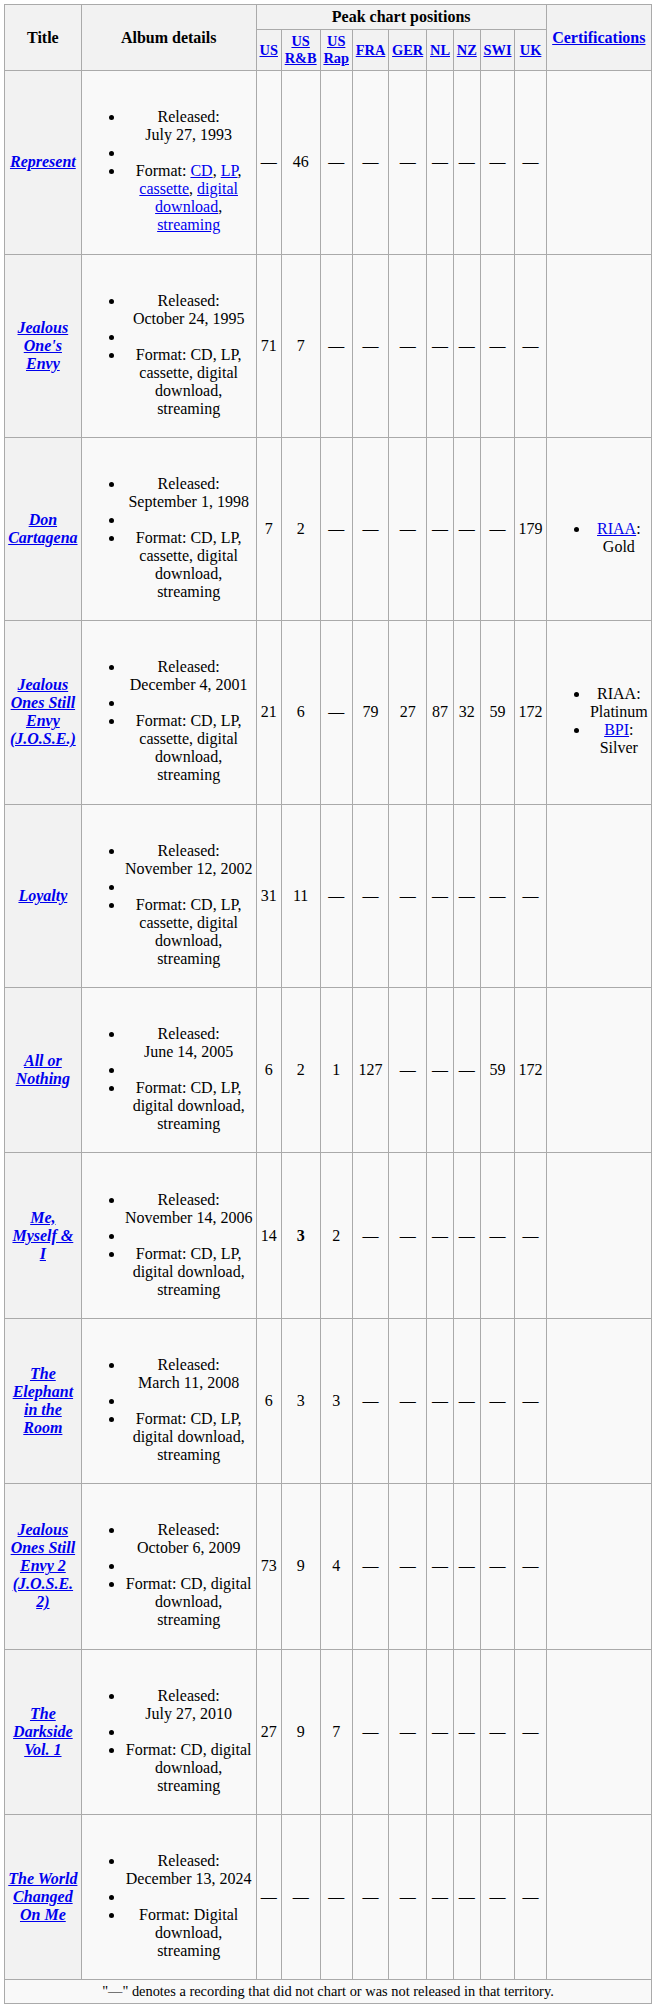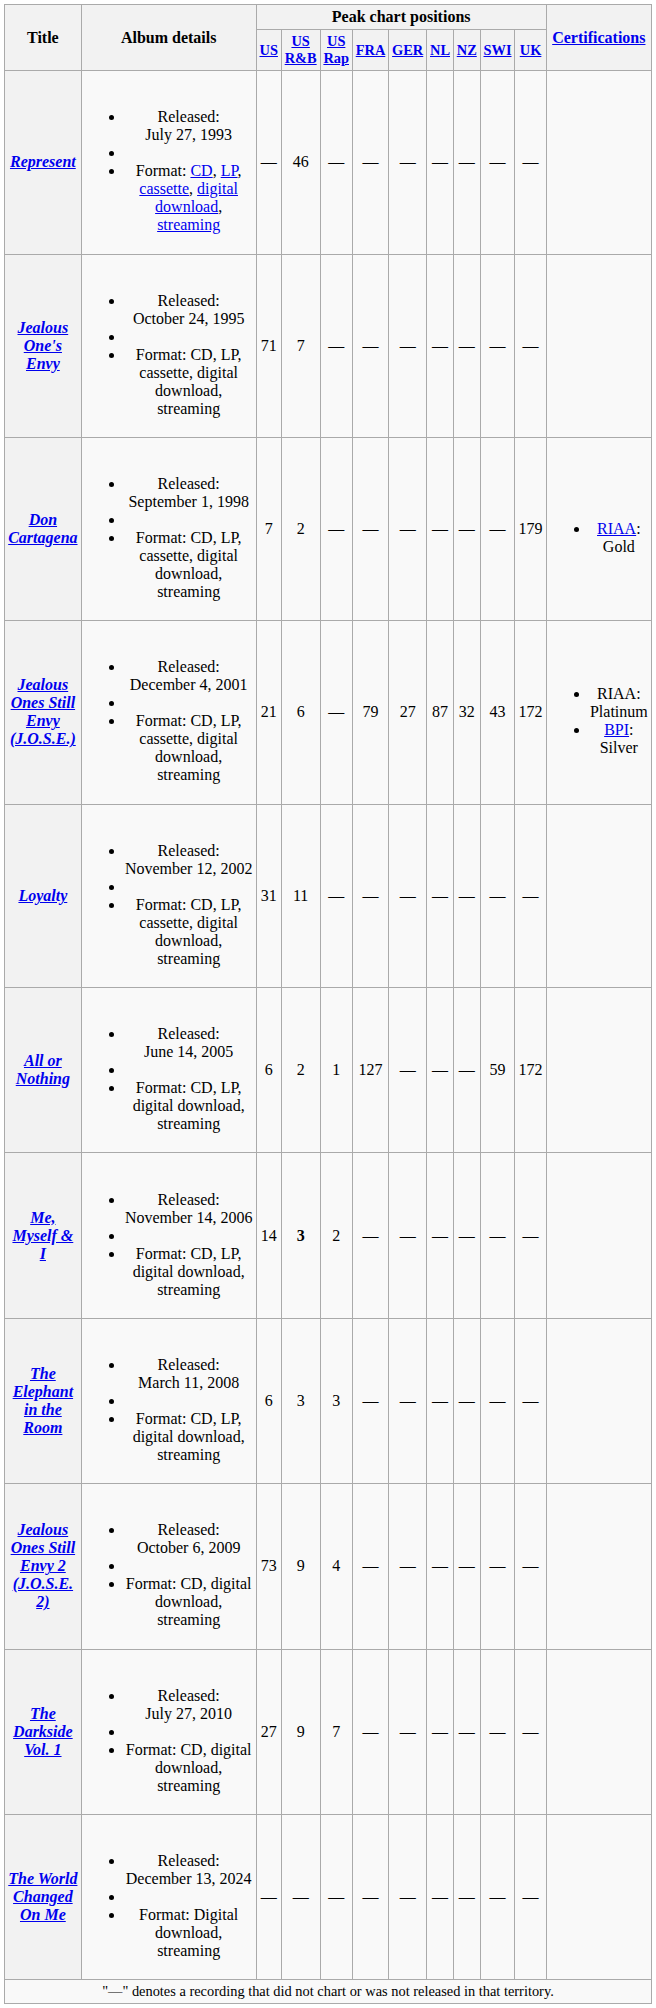(498, 712) 59 -> (498, 712) 43
